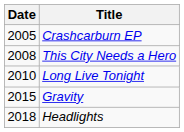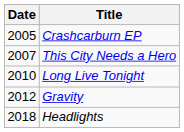(22, 55) 2008 -> (22, 55) 2007
(22, 96) 2015 -> (22, 96) 2012
